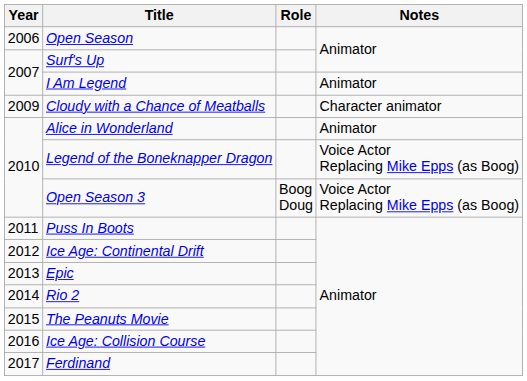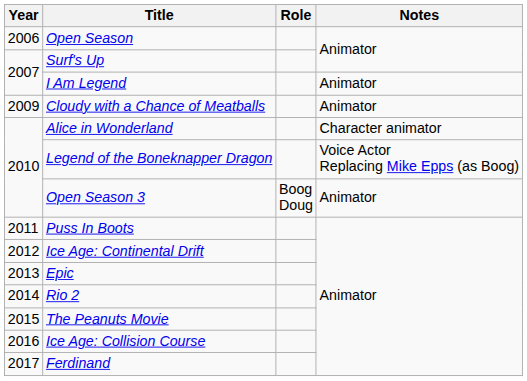(381, 106) Character animator -> (348, 106) Animator
(348, 128) Animator -> (381, 128) Character animator
(419, 197) Voice Actor Replacing Mike Epps (as Boog) -> (348, 197) Animator
